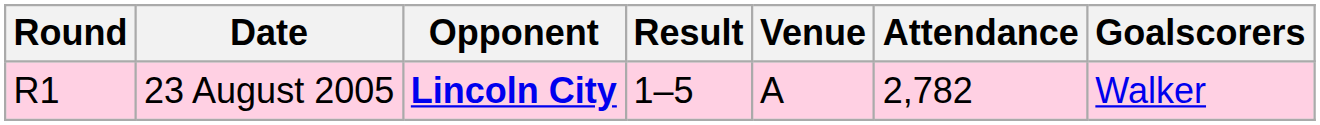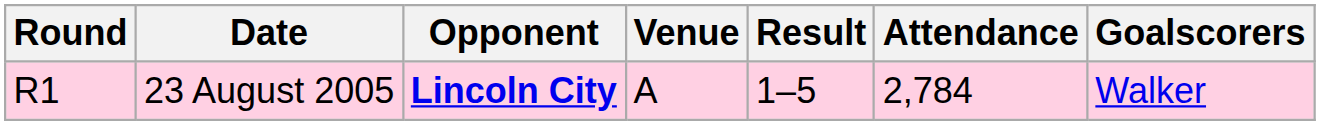columns swapped: (813, 33) <-> (688, 33)
(928, 90) 2,782 -> (928, 90) 2,784
